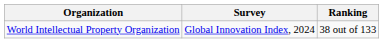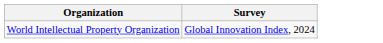- column: (348, 12)
